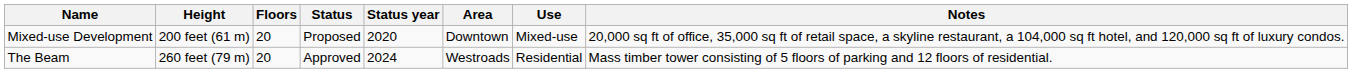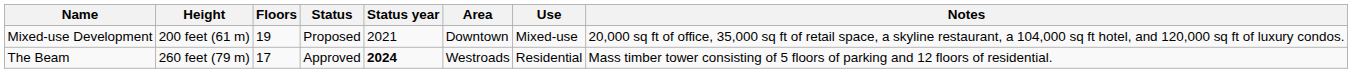(263, 36) 20 -> (263, 36) 19
(382, 36) 2020 -> (382, 36) 2021
(263, 57) 20 -> (263, 57) 17
(382, 57) normal -> (382, 57) bold
